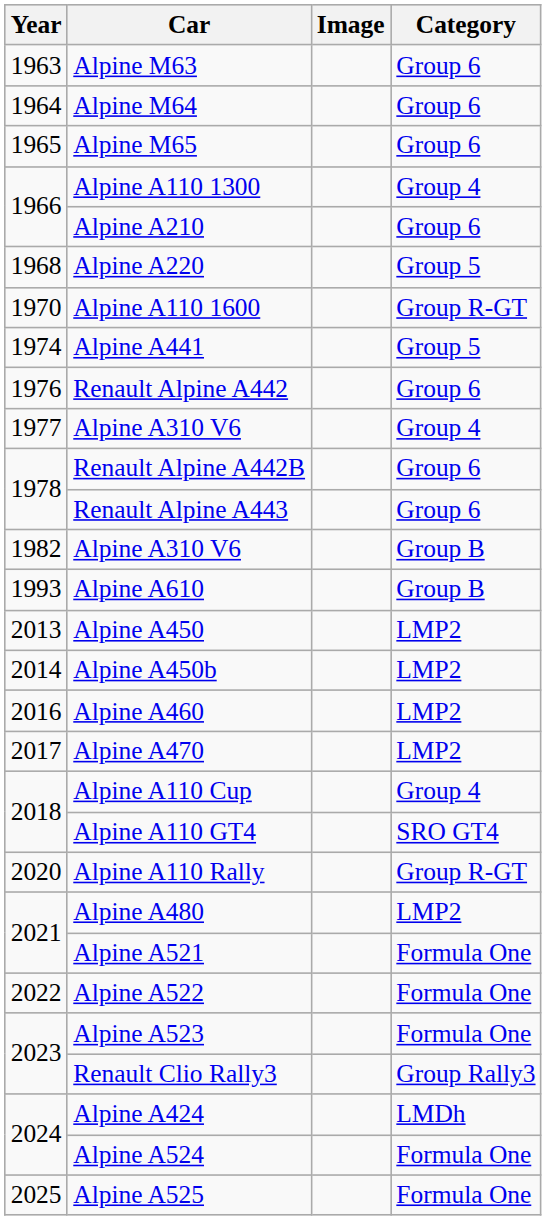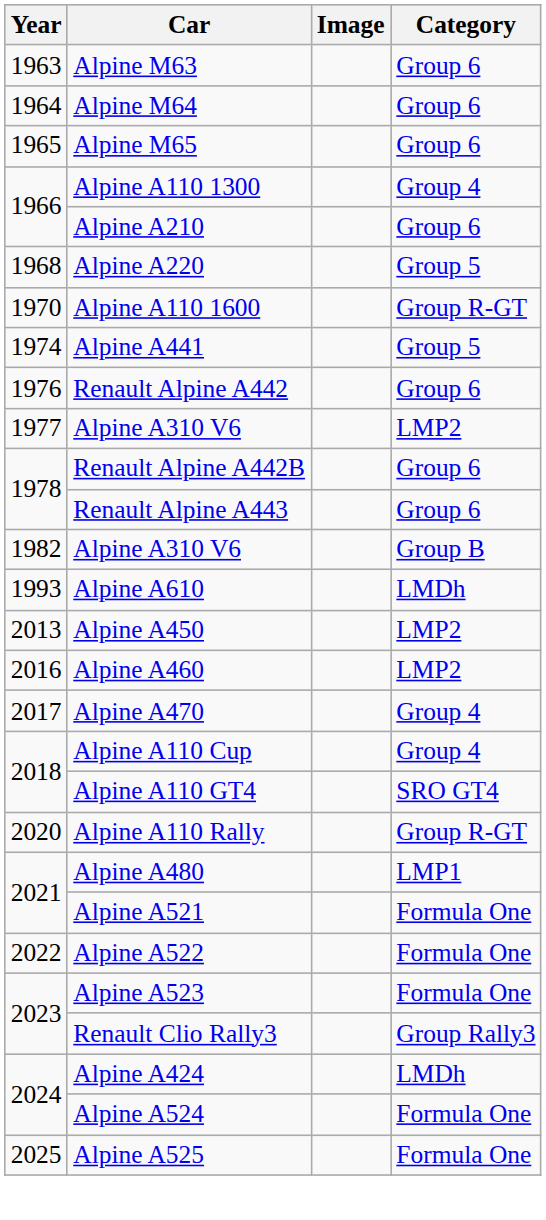(438, 428) Group 4 -> (429, 428) LMP2
(441, 589) Group B -> (431, 589) LMDh
- row: (36, 670)
(429, 750) LMP2 -> (438, 710) Group 4
(429, 912) LMP2 -> (429, 871) LMP1
